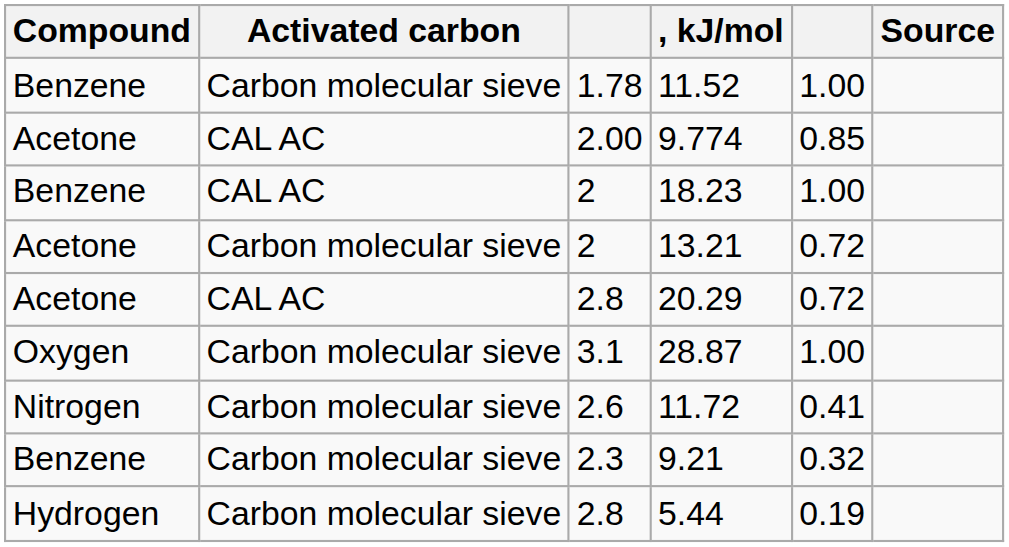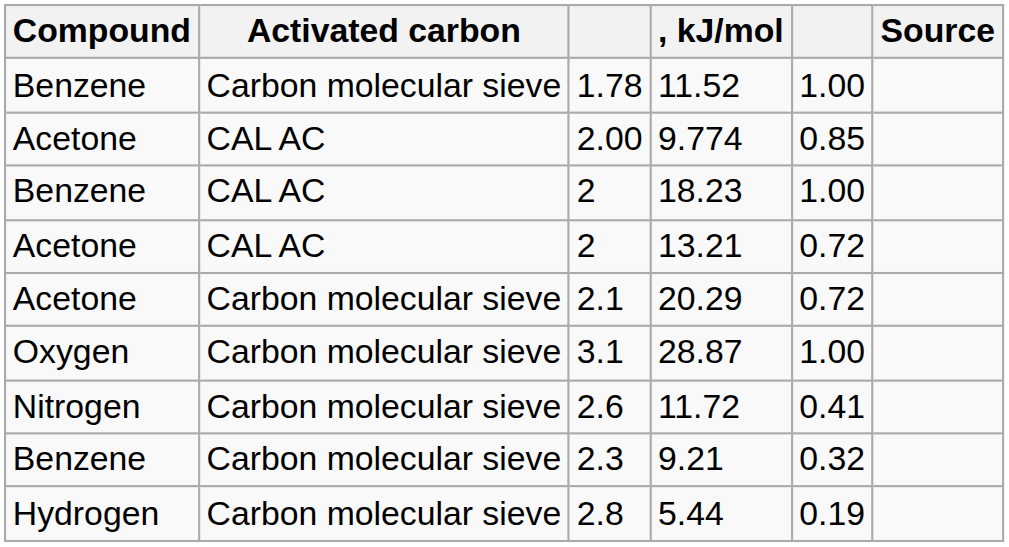(384, 245) Carbon molecular sieve -> (266, 245) CAL AC
(266, 298) CAL AC -> (384, 298) Carbon molecular sieve
(600, 298) 2.8 -> (600, 298) 2.1
